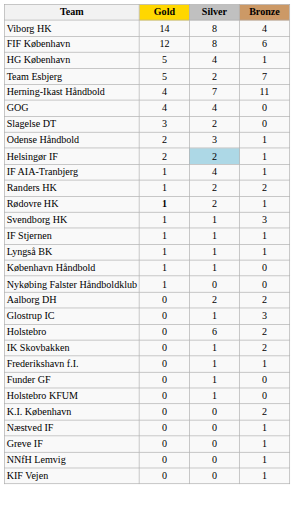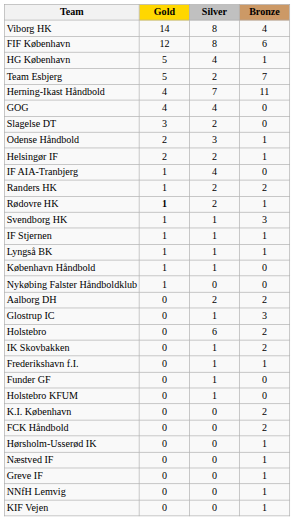(214, 156) lightblue background -> (214, 156) no background
(264, 172) 1 -> (264, 172) 0
+ row: (38, 428)
+ row: (52, 444)
